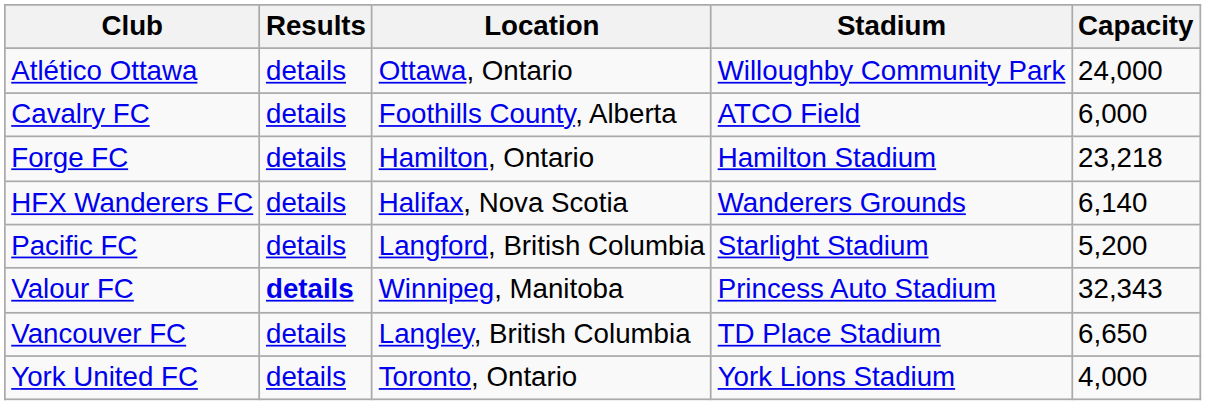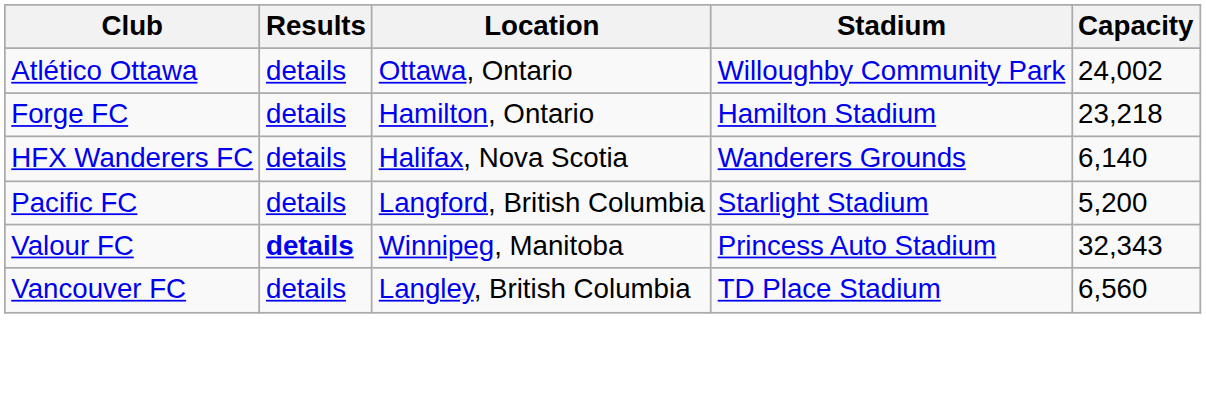(1120, 70) 24,000 -> (1120, 70) 24,002
- row: (80, 114)
(1113, 333) 6,650 -> (1113, 289) 6,560
- row: (105, 377)
